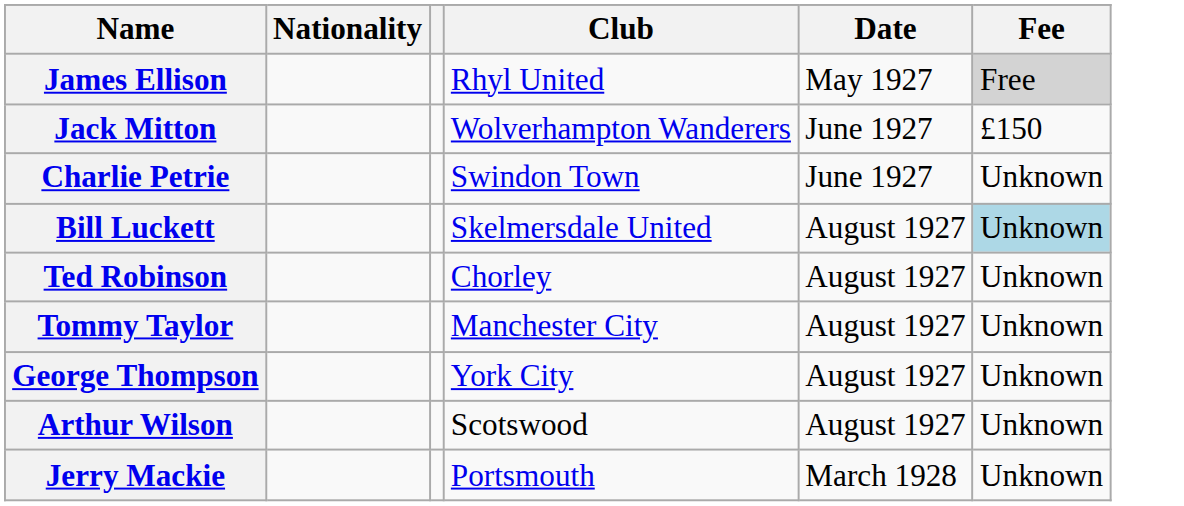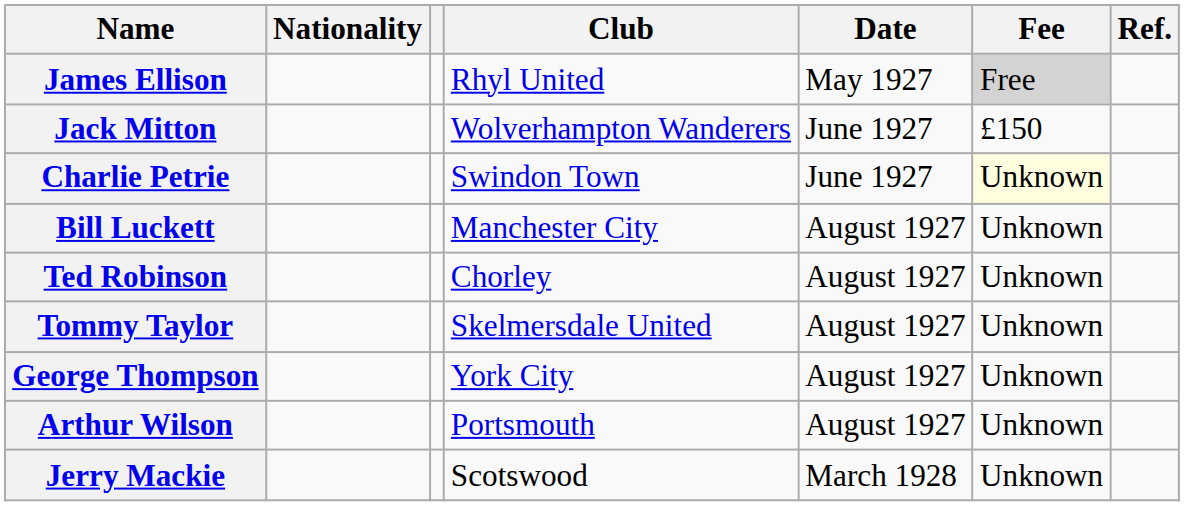+ column: (1145, 29)
(1042, 177) no background -> (1042, 177) lightyellow background
(581, 227) Skelmersdale United -> (554, 227) Manchester City
(1042, 227) lightblue background -> (1042, 227) no background
(554, 326) Manchester City -> (581, 326) Skelmersdale United
(519, 425) Scotswood -> (523, 425) Portsmouth
(523, 474) Portsmouth -> (519, 474) Scotswood
